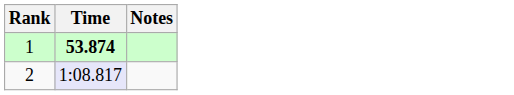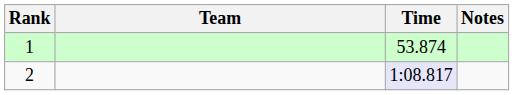+ column: (220, 18)
(90, 47) bold -> (421, 47) normal
